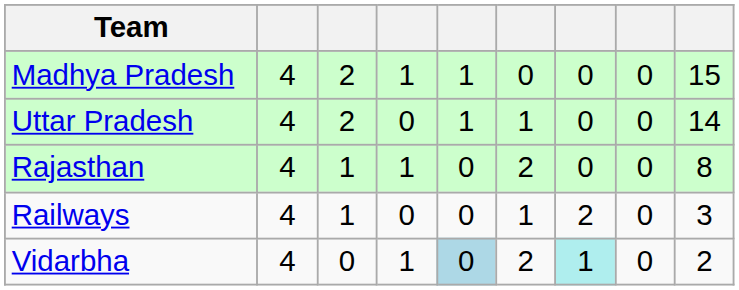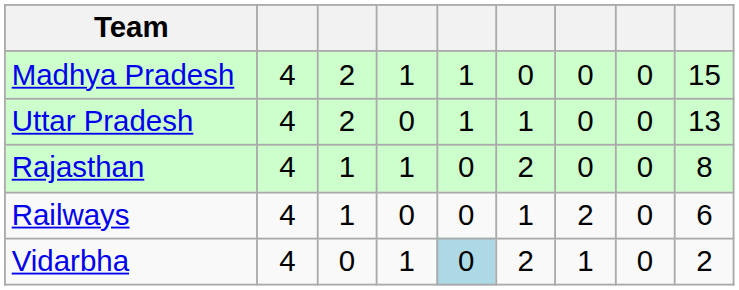(704, 121) 14 -> (704, 121) 13
(704, 214) 3 -> (704, 214) 6
(585, 261) paleturquoise background -> (585, 261) no background
